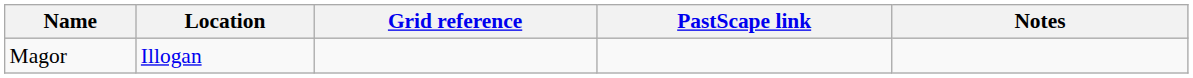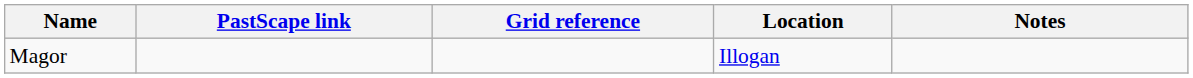columns swapped: (225, 21) <-> (744, 21)
